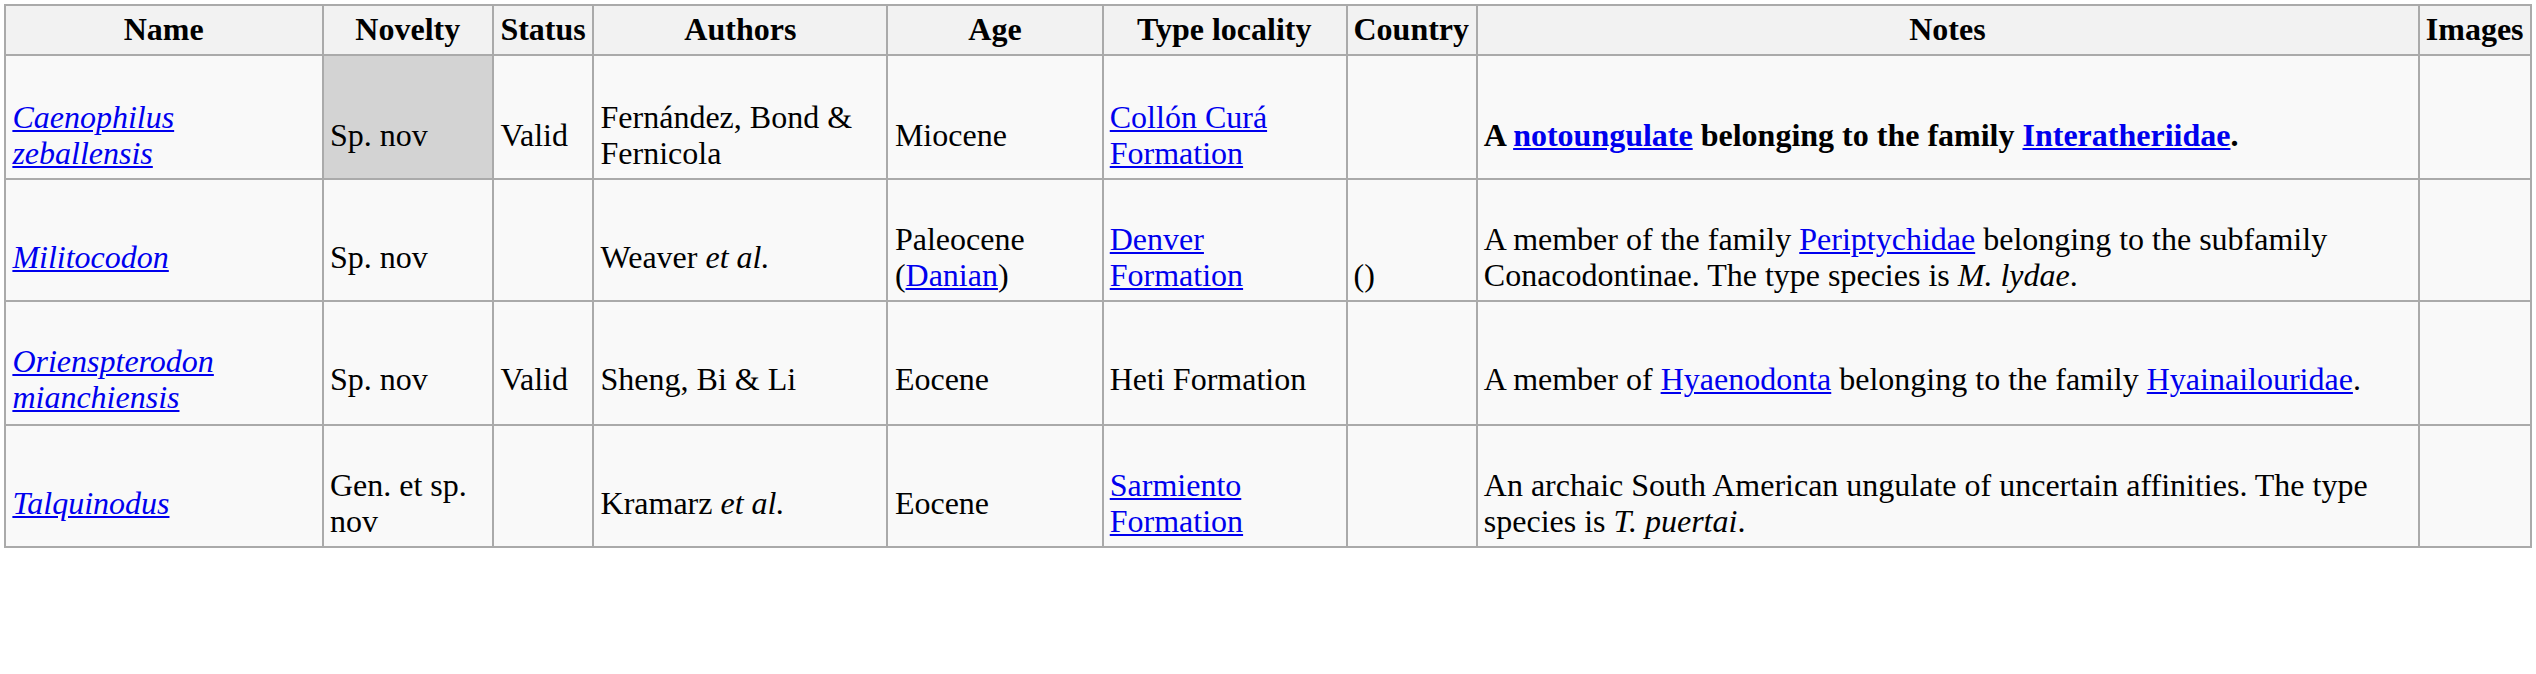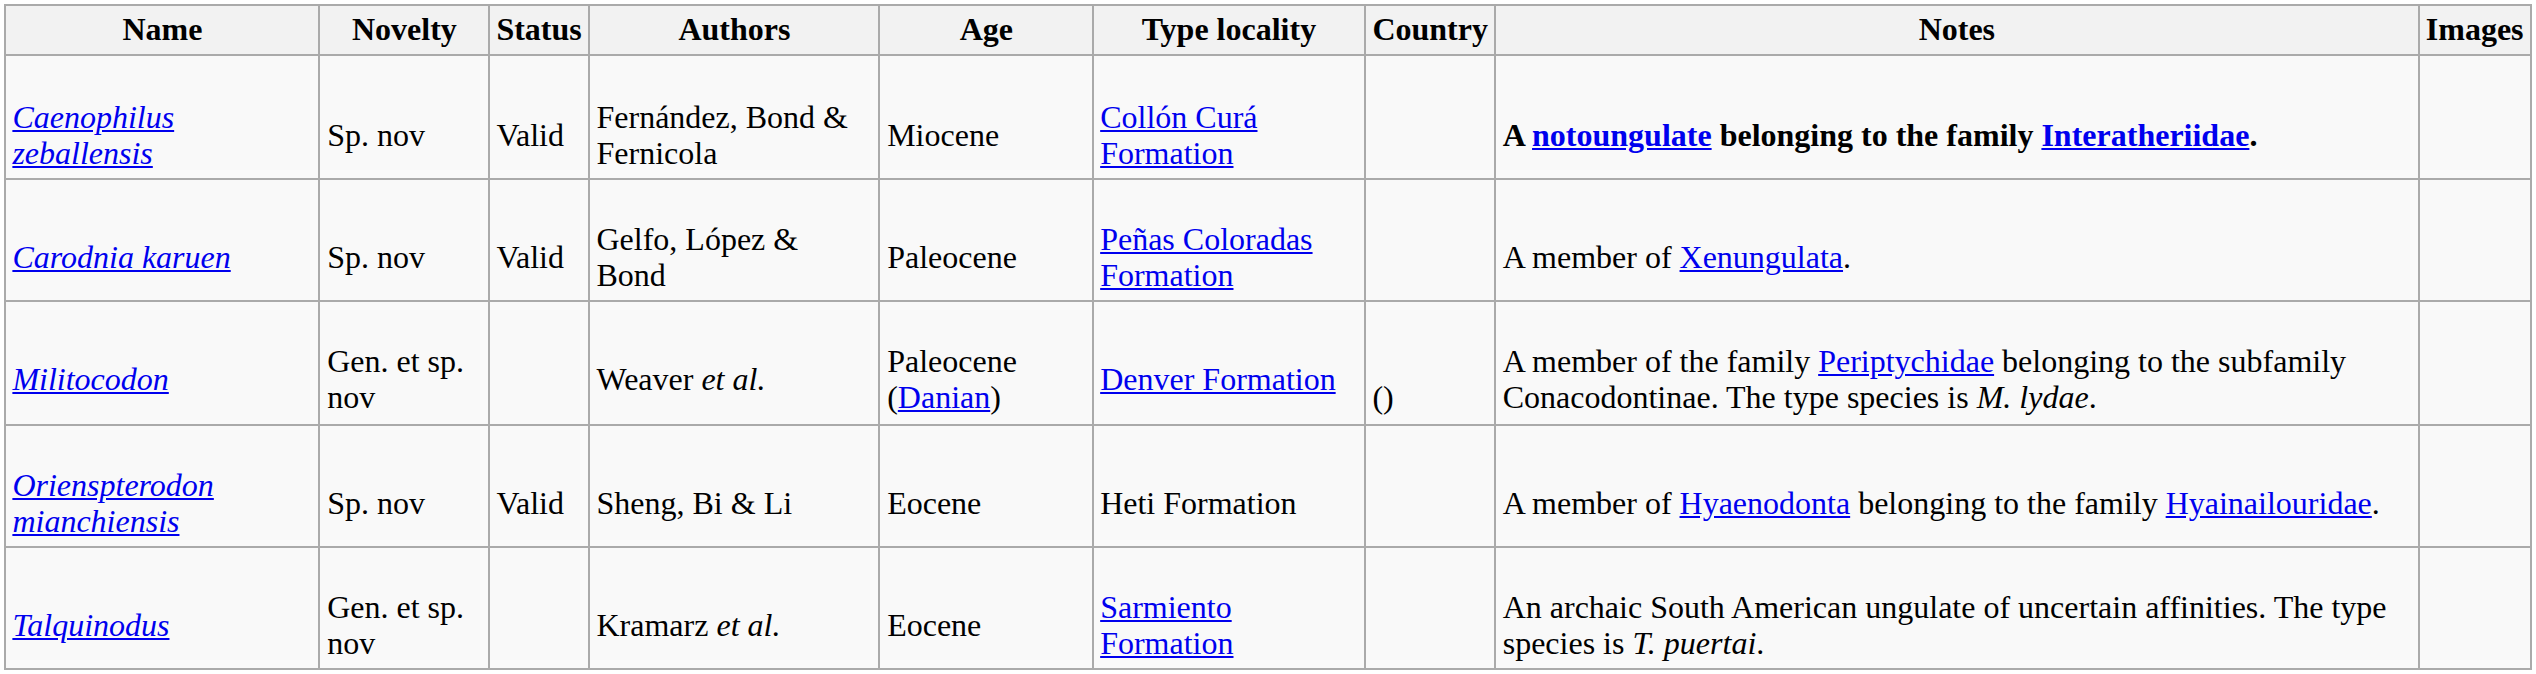(379, 134) lightgrey background -> (376, 134) no background
+ row: (122, 257)
(379, 257) Sp. nov -> (396, 380) Gen. et sp. nov
